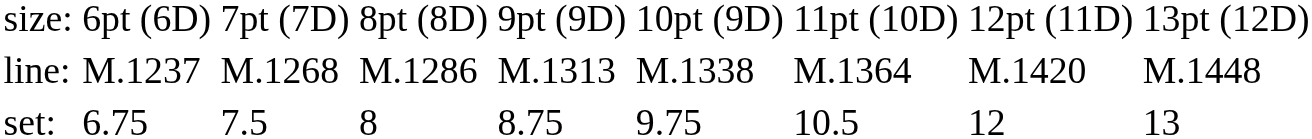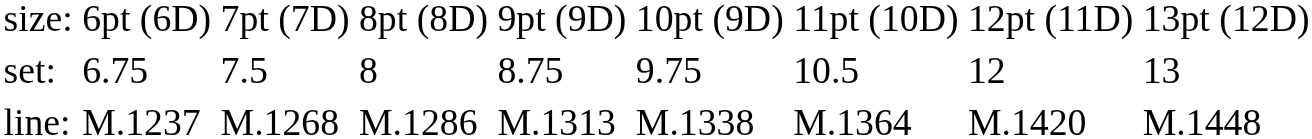rows swapped: (30, 122) <-> (37, 70)
